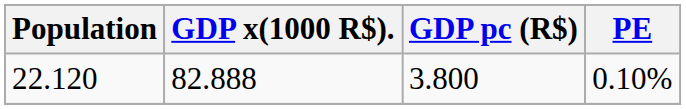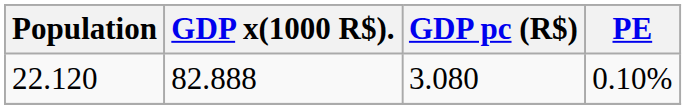(444, 78) 3.800 -> (444, 78) 3.080
